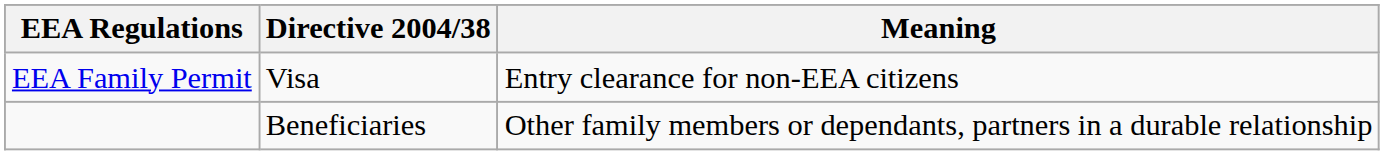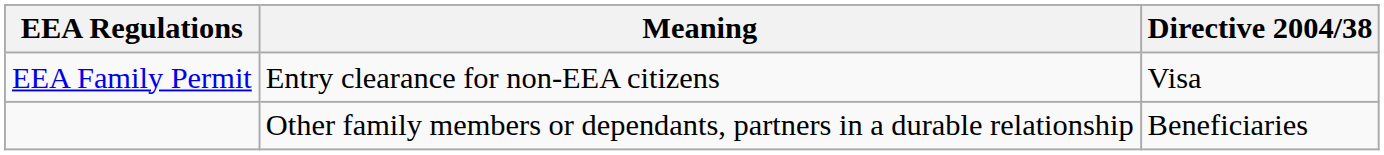columns swapped: (378, 28) <-> (939, 28)
